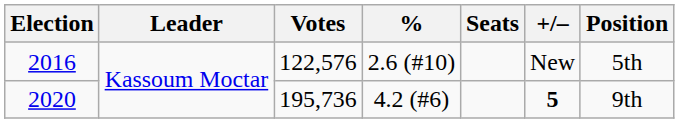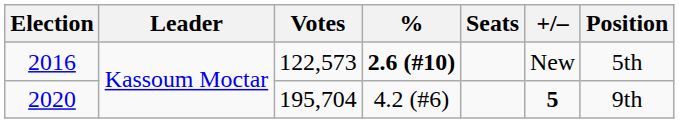(318, 61) 122,576 -> (318, 61) 122,573
(411, 61) normal -> (411, 61) bold
(318, 99) 195,736 -> (318, 99) 195,704
